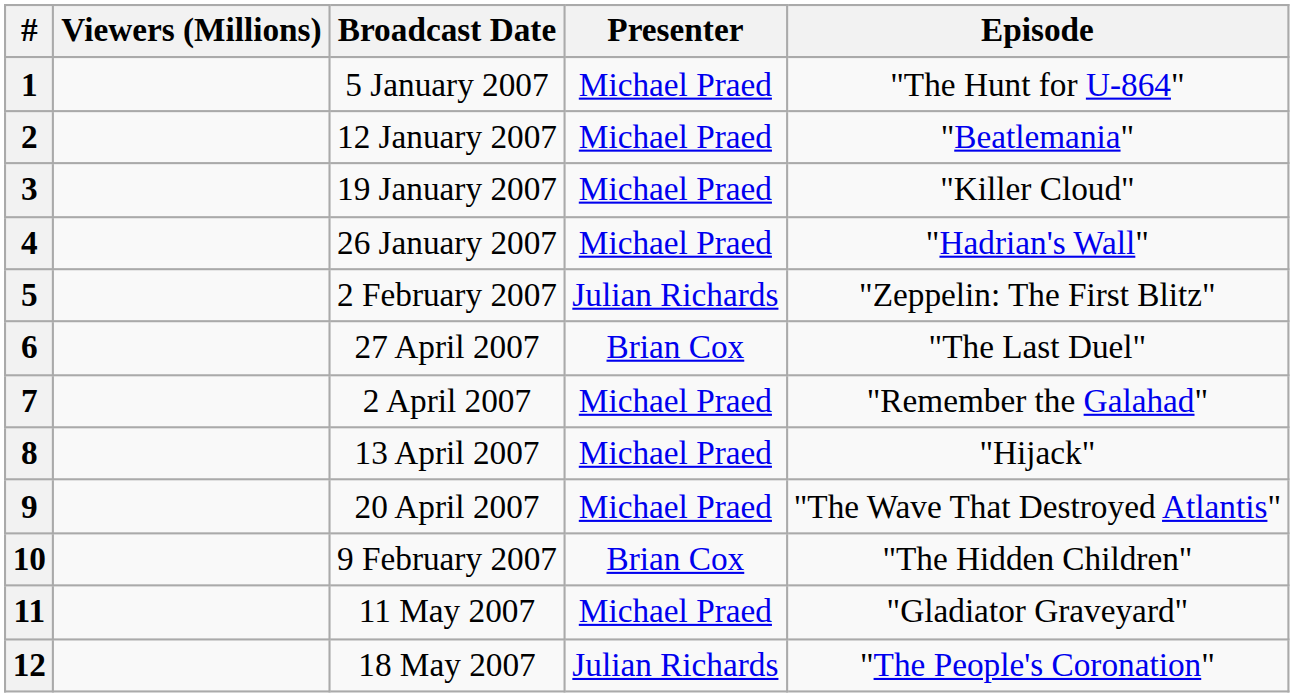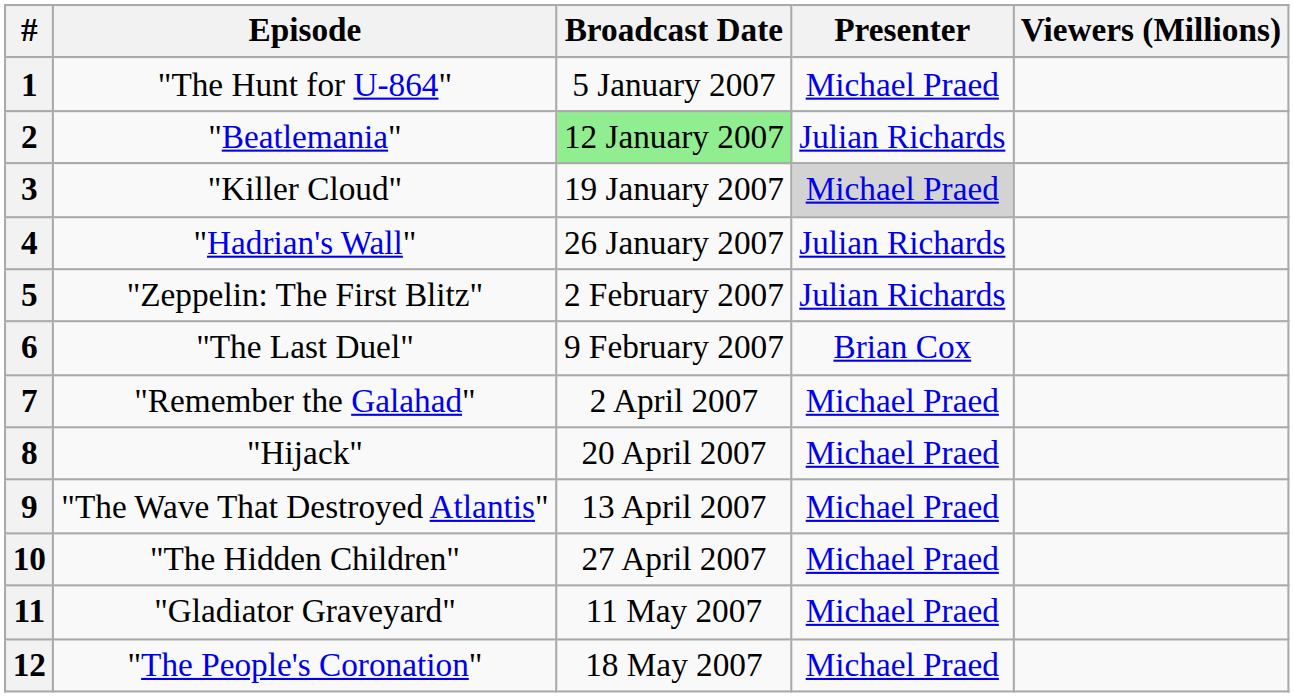columns swapped: (1037, 30) <-> (191, 30)
(447, 136) no background -> (674, 136) lightgreen background
(675, 136) Michael Praed -> (902, 136) Julian Richards
(675, 189) no background -> (902, 189) lightgrey background
(675, 242) Michael Praed -> (902, 242) Julian Richards
(447, 347) 27 April 2007 -> (674, 347) 9 February 2007
(447, 453) 13 April 2007 -> (674, 453) 20 April 2007
(447, 505) 20 April 2007 -> (674, 505) 13 April 2007
(447, 558) 9 February 2007 -> (674, 558) 27 April 2007
(675, 558) Brian Cox -> (902, 558) Michael Praed
(675, 664) Julian Richards -> (902, 664) Michael Praed
